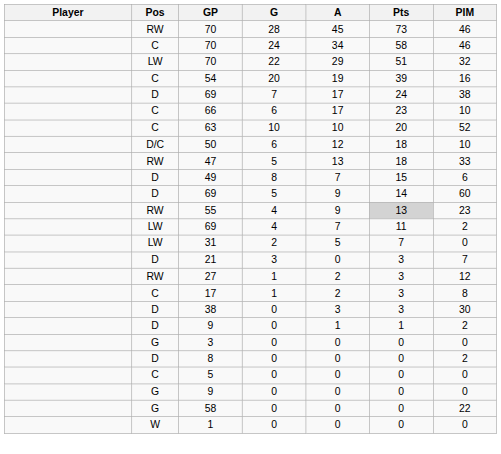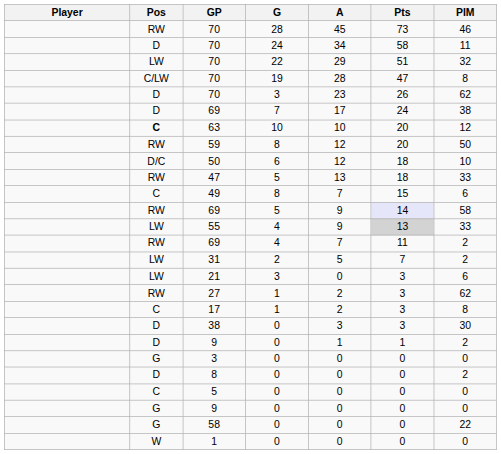(155, 45) C -> (156, 45) D
(465, 45) 46 -> (465, 45) 11
+ row: (214, 78)
- row: (211, 78)
+ row: (214, 95)
- row: (211, 111)
(155, 128) normal -> (156, 128) bold
(465, 128) 52 -> (465, 128) 12
+ row: (214, 144)
(155, 177) D -> (156, 194) C
(155, 194) D -> (156, 210) RW
(401, 194) no background -> (402, 210) lavender background
(465, 194) 60 -> (465, 210) 58
(155, 210) RW -> (156, 227) LW
(465, 210) 23 -> (465, 227) 33
(155, 227) LW -> (156, 243) RW
(465, 243) 0 -> (465, 260) 2
(155, 260) D -> (156, 276) LW
(465, 260) 7 -> (465, 276) 6
(465, 276) 12 -> (465, 293) 62
